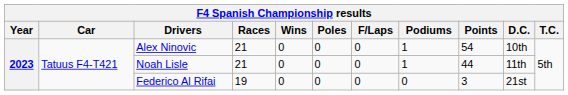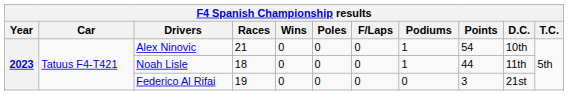(241, 64) 21 -> (241, 64) 18
